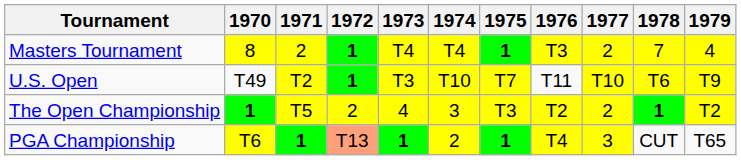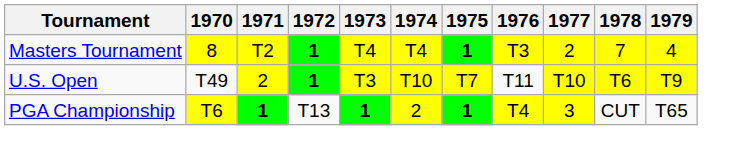(301, 50) 2 -> (263, 50) T2
(301, 80) T2 -> (263, 80) 2
- row: (115, 110)
(352, 140) lightsalmon background -> (314, 110) no background
